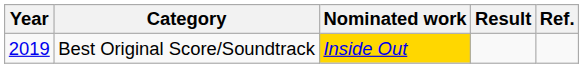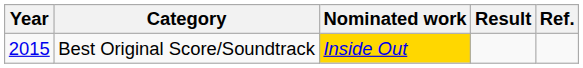(29, 48) 2019 -> (29, 48) 2015
